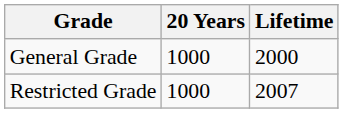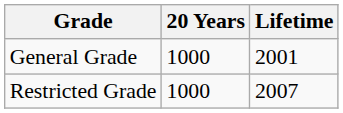(277, 56) 2000 -> (277, 56) 2001
